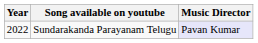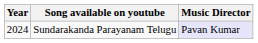(18, 30) 2022 -> (18, 30) 2024
